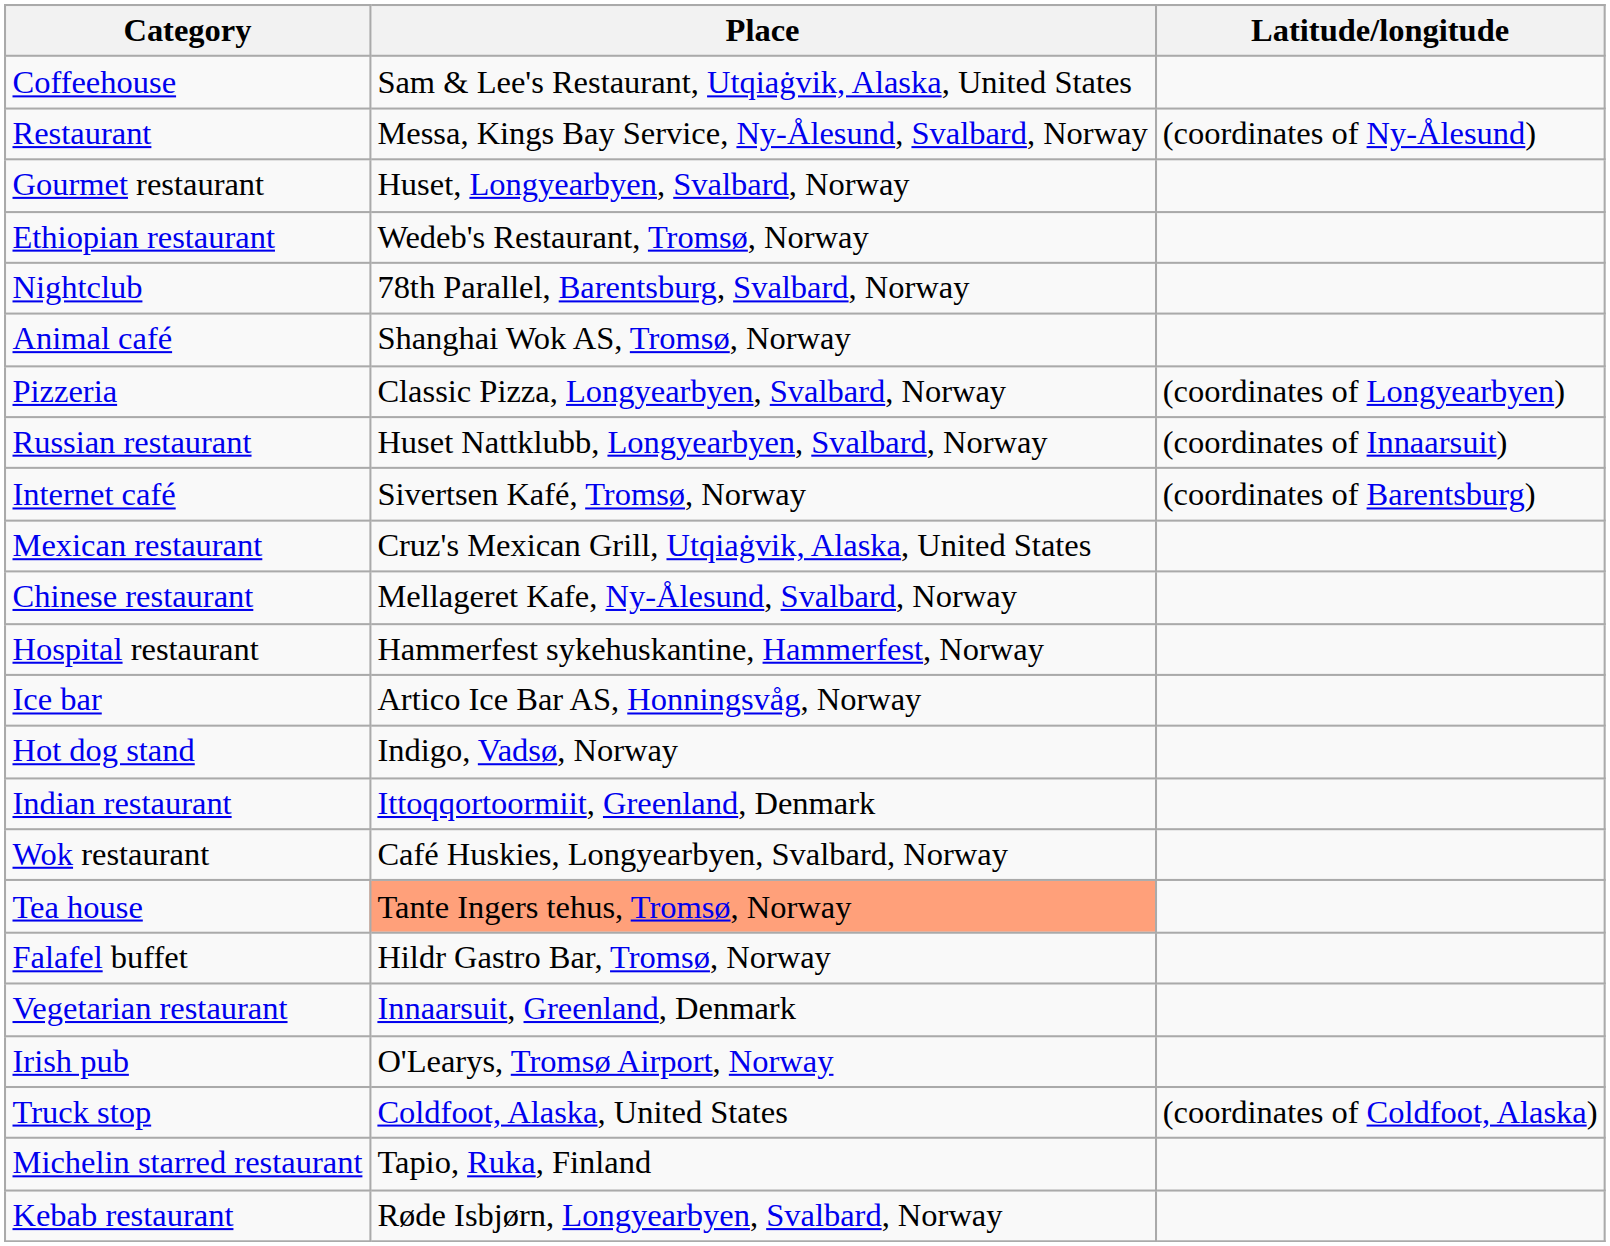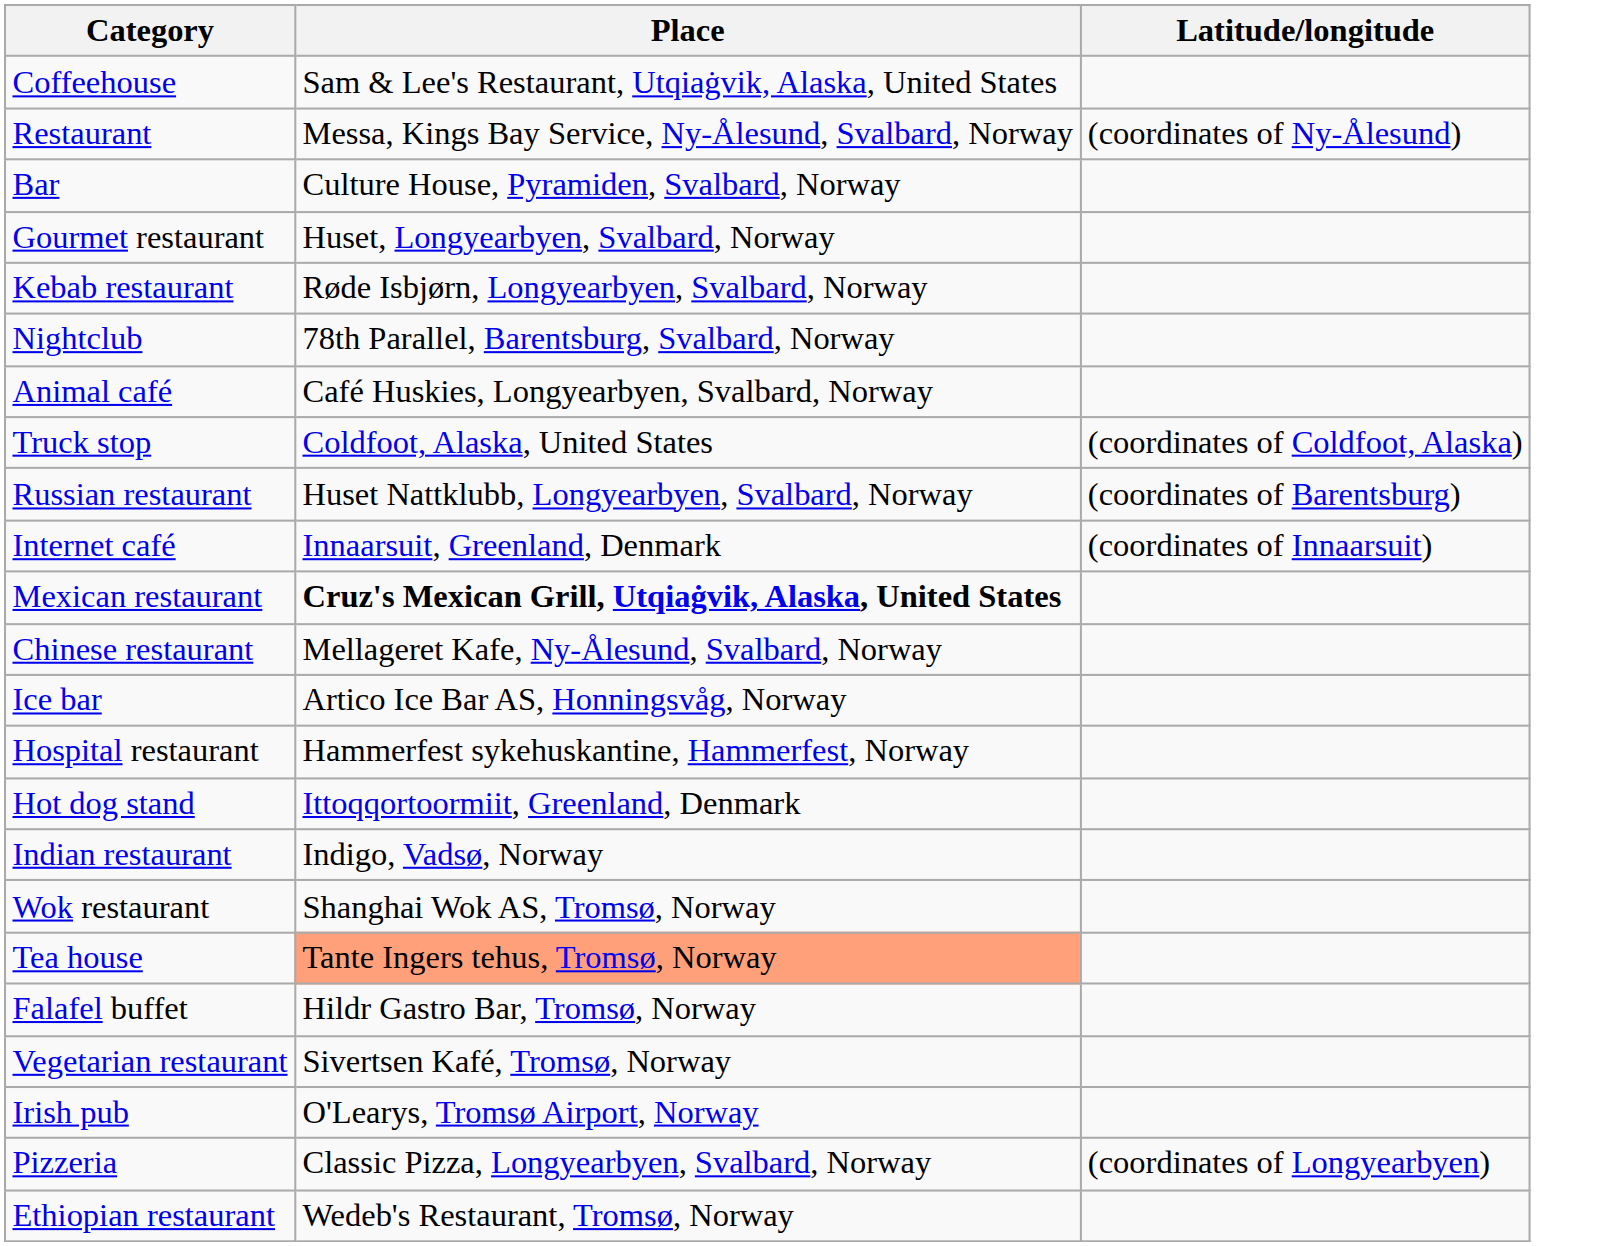+ row: (36, 184)
rows swapped: (123, 1215) <-> (144, 236)
(614, 339) Shanghai Wok AS, Tromsø, Norway -> (618, 390) Café Huskies, Longyearbyen, Svalbard, Norway
rows swapped: (65, 390) <-> (82, 1111)
(1335, 442) (coordinates of Innaarsuit) -> (1274, 493) (coordinates of Barentsburg)
(592, 493) Sivertsen Kafé, Tromsø, Norway -> (512, 545) Innaarsuit, Greenland, Denmark
(1349, 493) (coordinates of Barentsburg) -> (1260, 545) (coordinates of Innaarsuit)
(734, 545) normal -> (682, 596) bold
rows swapped: (57, 699) <-> (136, 648)
(528, 751) Indigo, Vadsø, Norway -> (551, 802) Ittoqqortoormiit, Greenland, Denmark
(626, 802) Ittoqqortoormiit, Greenland, Denmark -> (453, 854) Indigo, Vadsø, Norway
(693, 854) Café Huskies, Longyearbyen, Svalbard, Norway -> (539, 905) Shanghai Wok AS, Tromsø, Norway
(587, 1008) Innaarsuit, Greenland, Denmark -> (517, 1060) Sivertsen Kafé, Tromsø, Norway
- row: (187, 1163)
